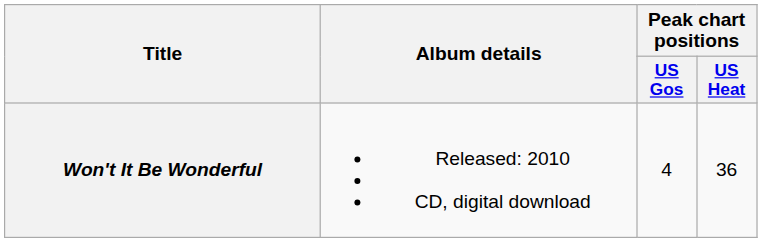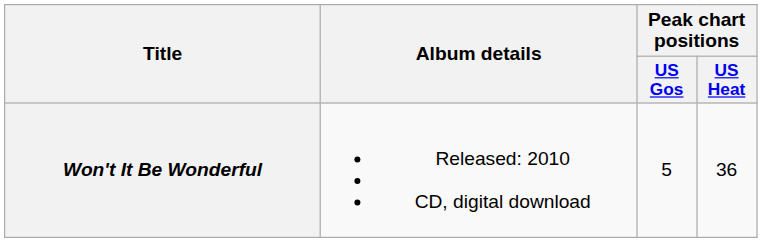(667, 169) 4 -> (667, 169) 5
